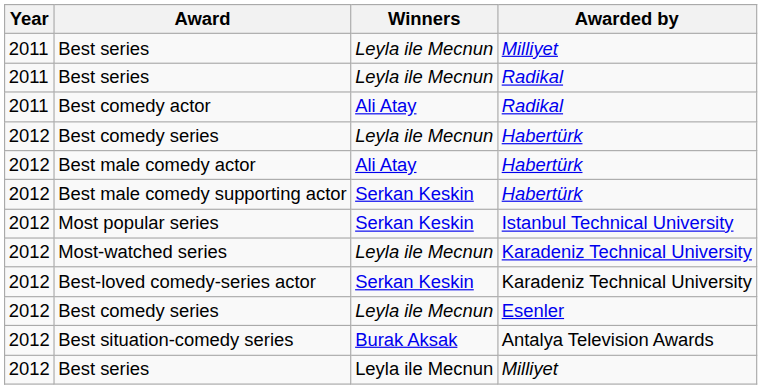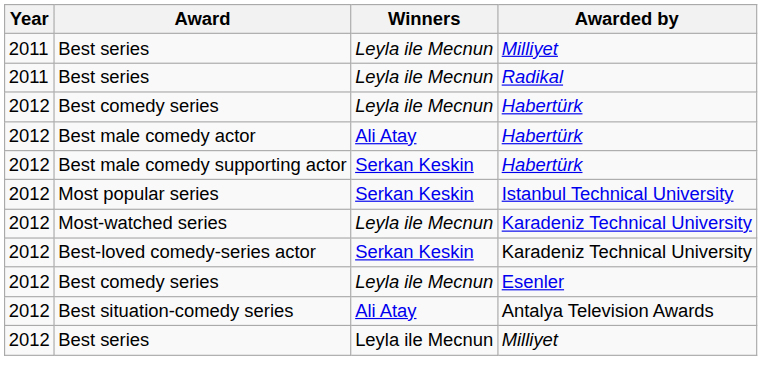- row: (134, 106)
(406, 340) Burak Aksak -> (386, 310) Ali Atay
